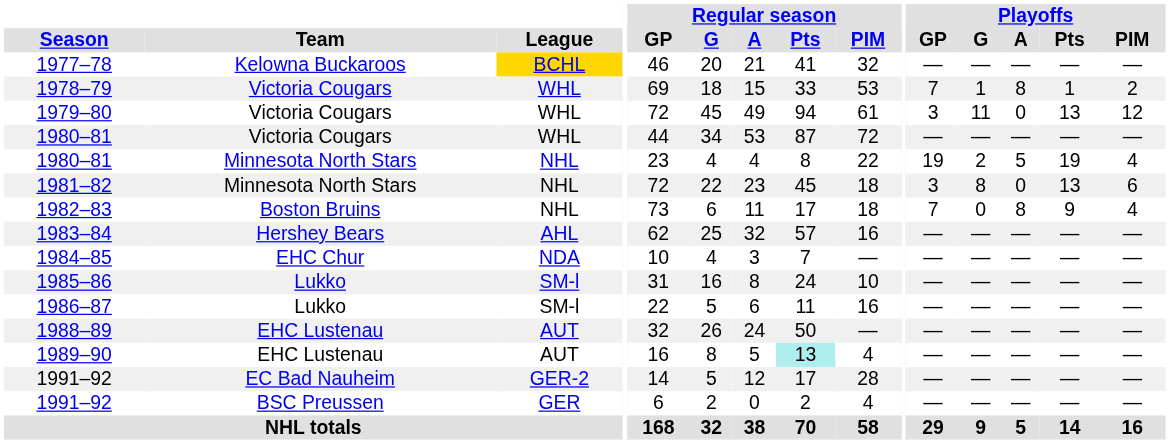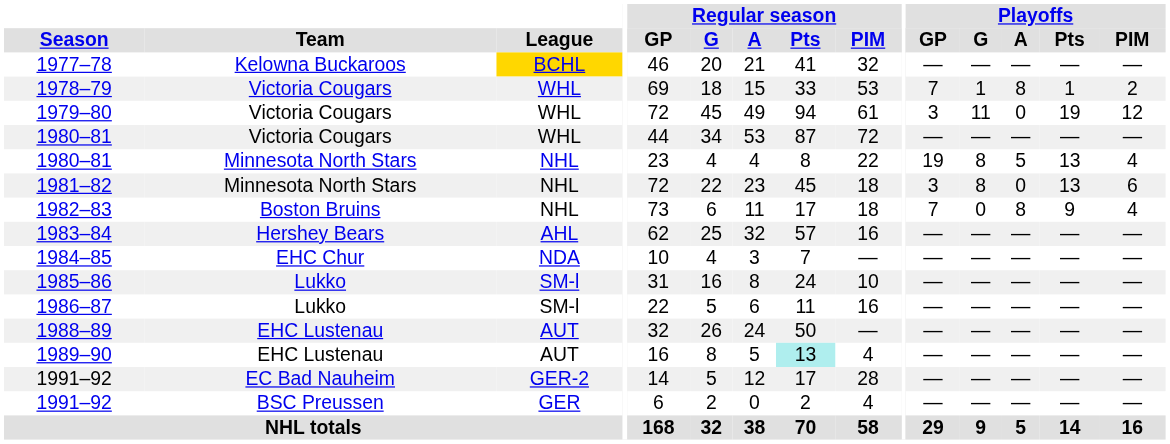(1070, 112) 13 -> (1070, 112) 19
(981, 161) 2 -> (981, 161) 8
(1070, 161) 19 -> (1070, 161) 13
